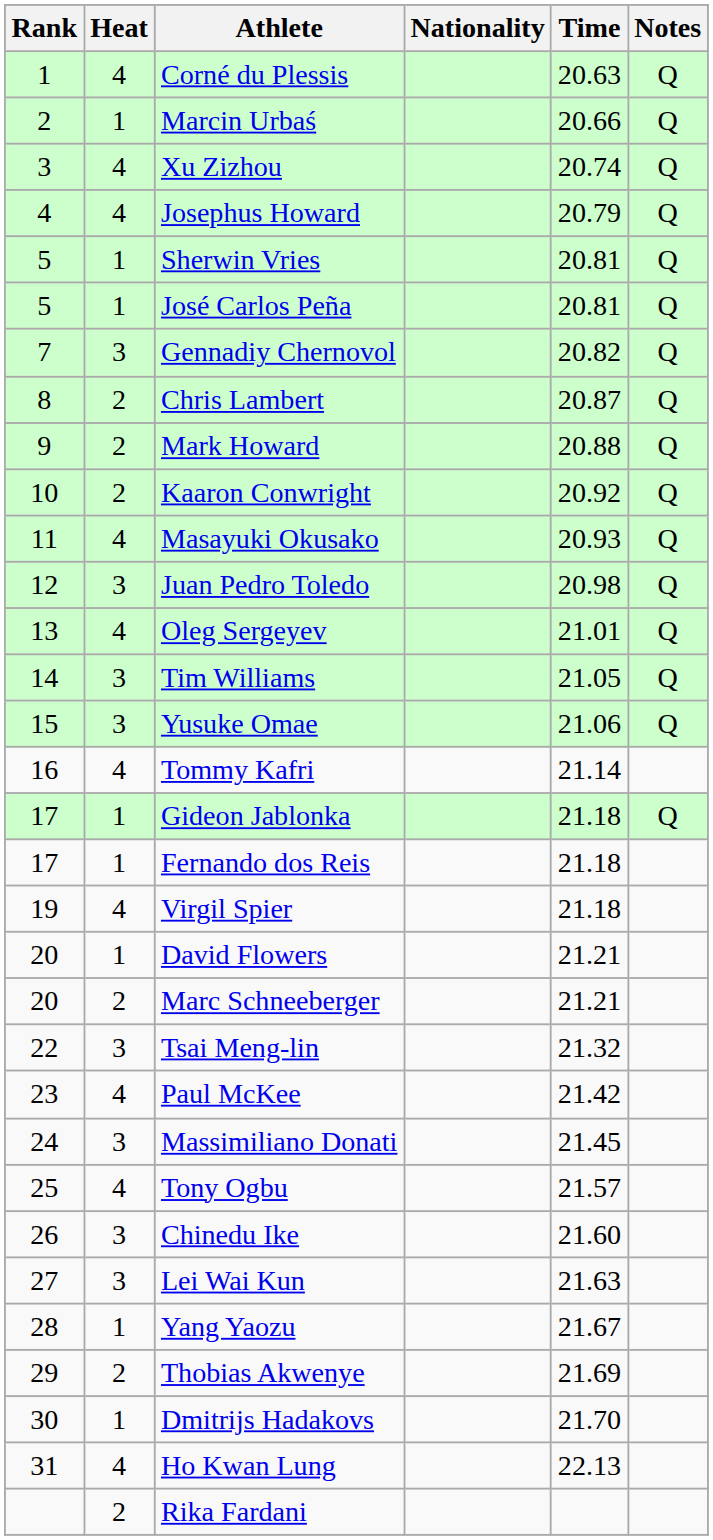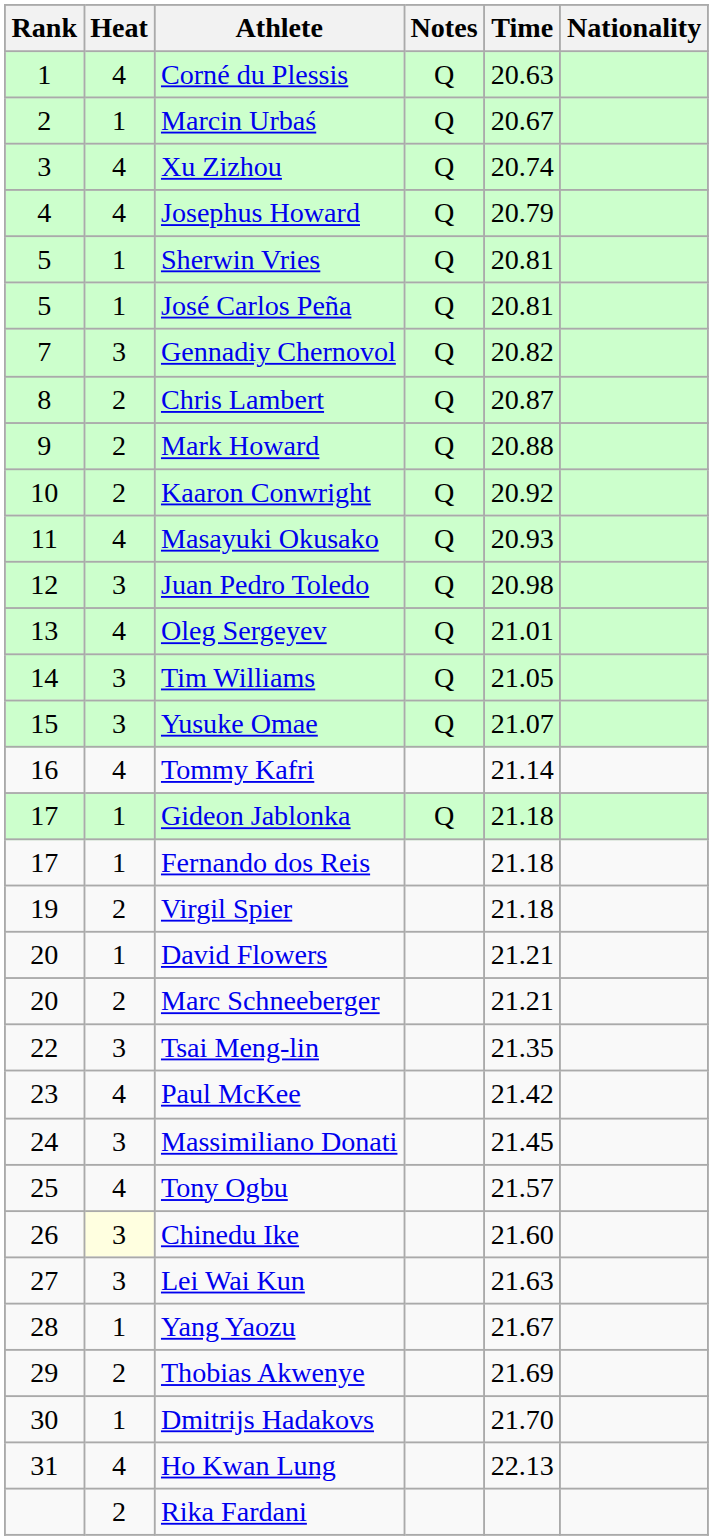columns swapped: (478, 27) <-> (668, 27)
(589, 120) 20.66 -> (522, 120) 20.67
(589, 723) 21.06 -> (522, 723) 21.07
(119, 908) 4 -> (119, 908) 2
(589, 1047) 21.32 -> (522, 1047) 21.35
(119, 1233) no background -> (119, 1233) lightyellow background
